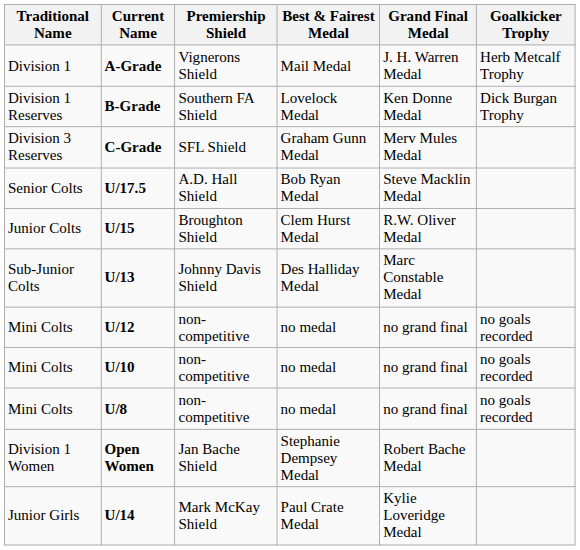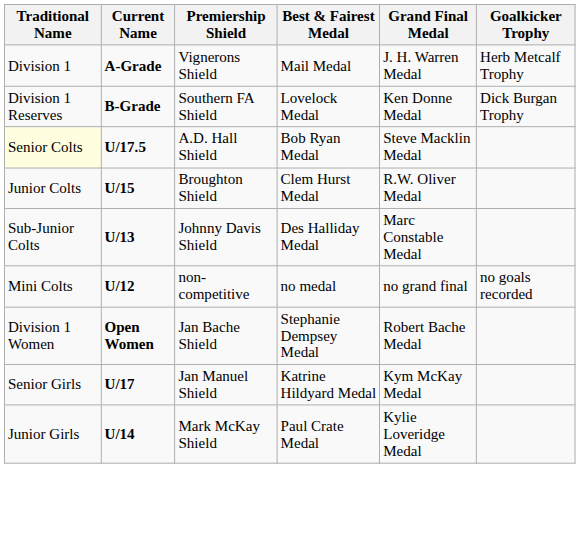- row: (133, 147)
(45, 187) no background -> (45, 147) lightyellow background
- row: (120, 367)
- row: (116, 408)
+ row: (120, 384)
